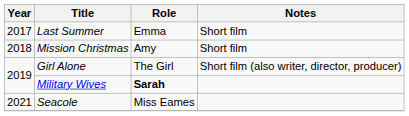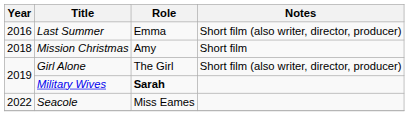(19, 31) 2017 -> (19, 31) 2016
(223, 31) Short film -> (301, 31) Short film (also writer, director, producer)
(19, 102) 2021 -> (19, 102) 2022
